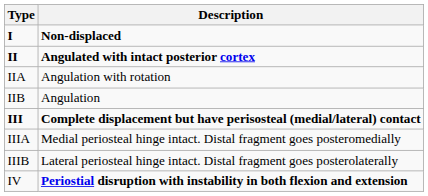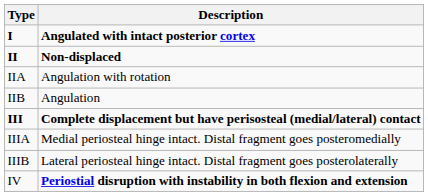(81, 35) Non-displaced -> (148, 35) Angulated with intact posterior cortex
(148, 56) Angulated with intact posterior cortex -> (81, 56) Non-displaced
